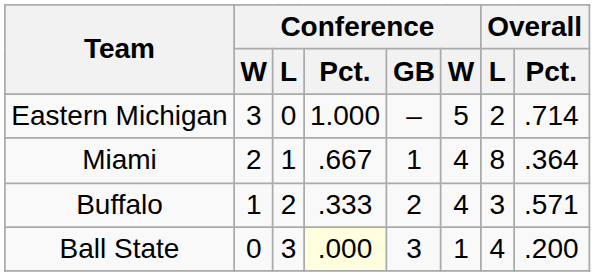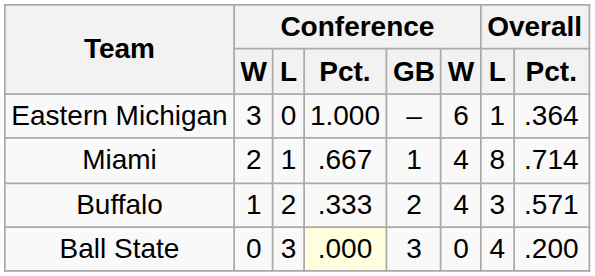(461, 115) 5 -> (461, 115) 6
(497, 115) 2 -> (497, 115) 1
(551, 115) .714 -> (551, 115) .364
(551, 159) .364 -> (551, 159) .714
(461, 248) 1 -> (461, 248) 0
